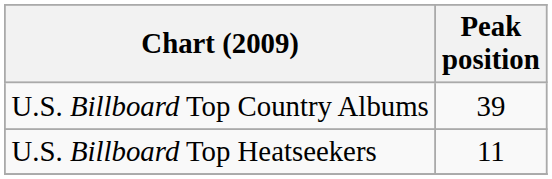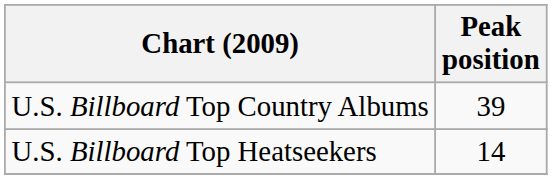(491, 151) 11 -> (491, 151) 14
